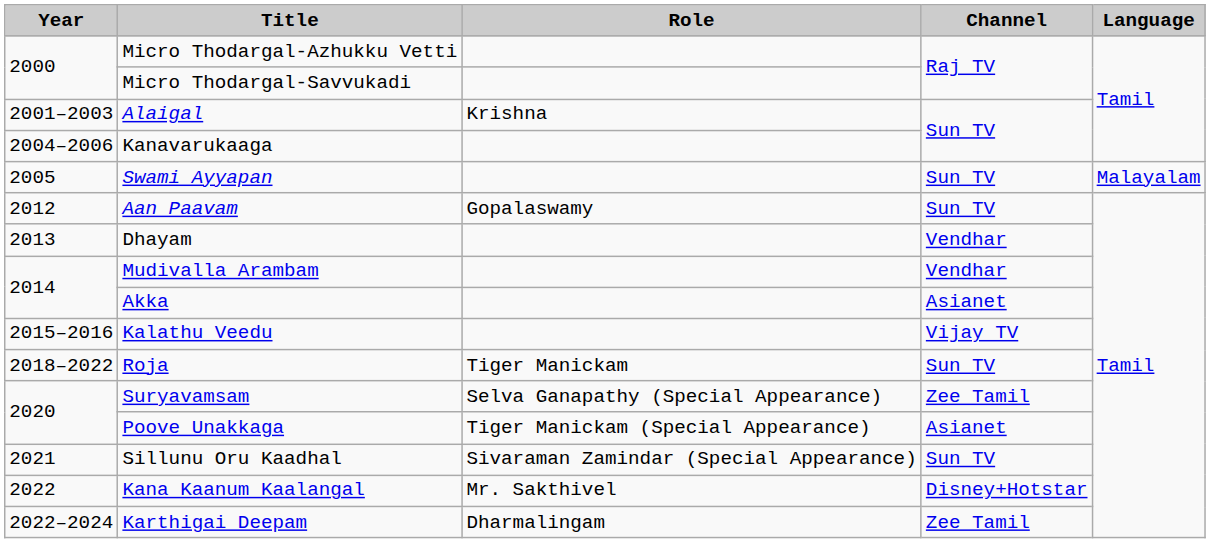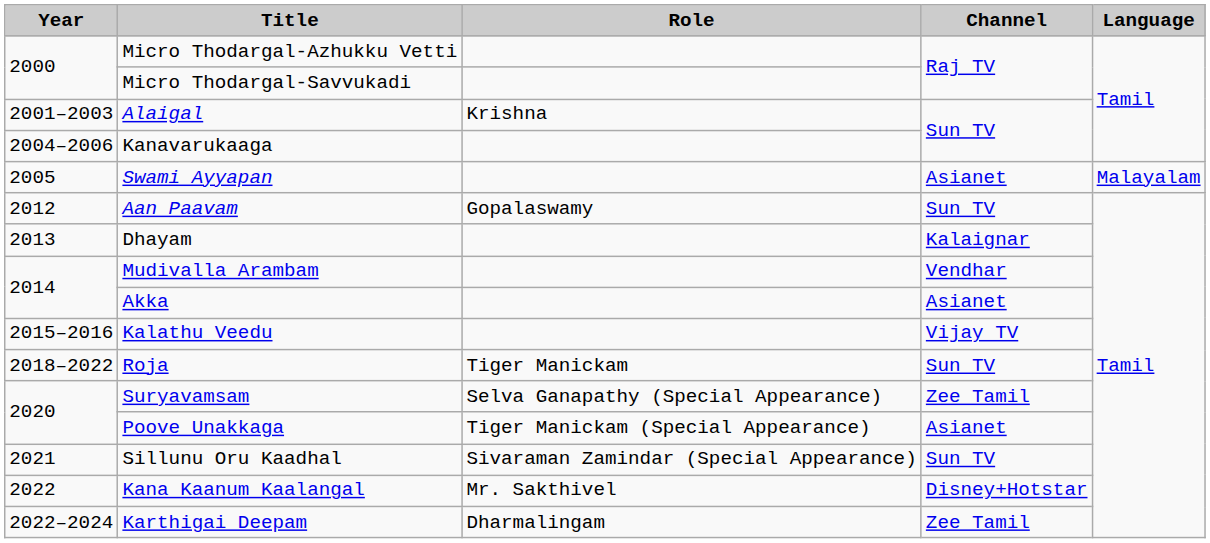(960, 177) Sun TV -> (966, 177) Asianet
(966, 240) Vendhar -> (978, 240) Kalaignar
